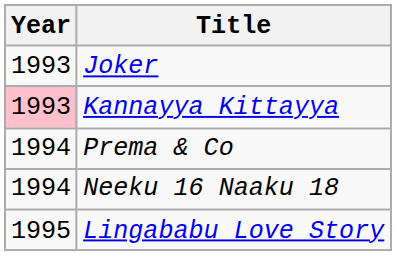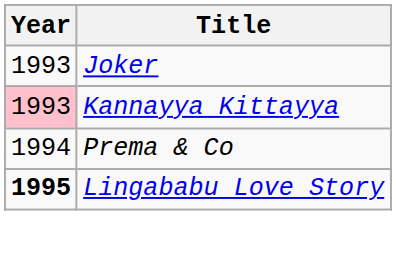- row: (211, 189)
(41, 230) normal -> (41, 189) bold
